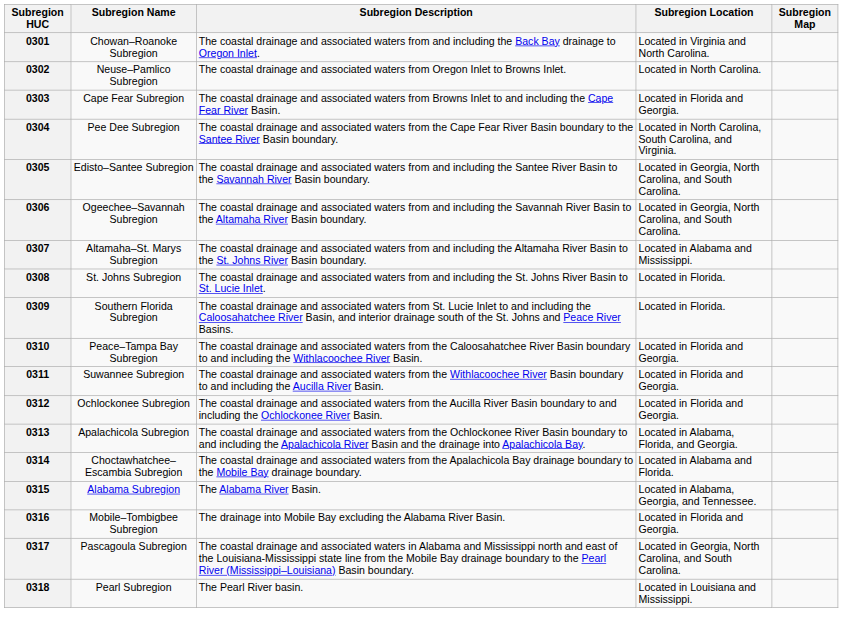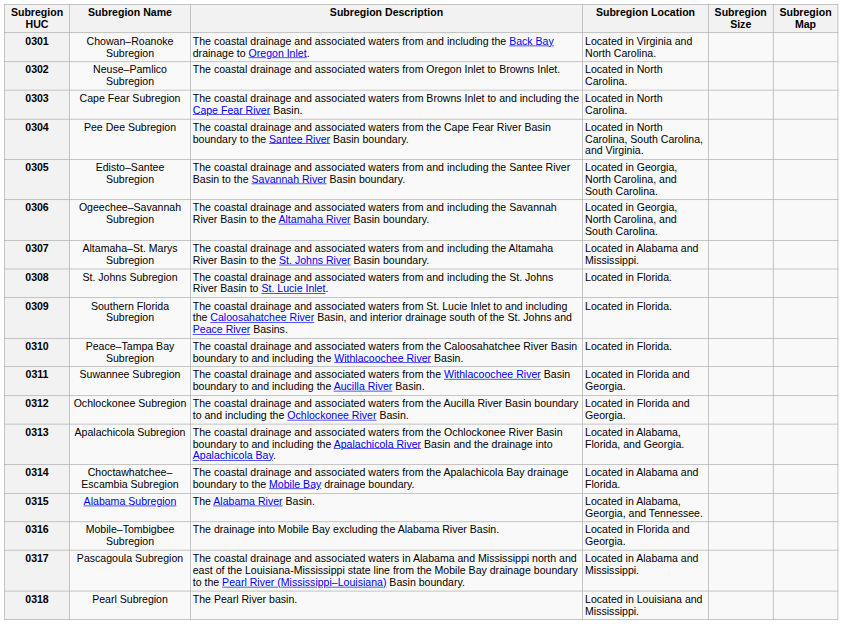+ column: (741, 18)
(691, 104) Located in Florida and Georgia. -> (624, 104) Located in North Carolina.
(691, 352) Located in Florida and Georgia. -> (629, 346) Located in Florida.
(699, 558) Located in Georgia, North Carolina, and South Carolina. -> (642, 564) Located in Alabama and Mississippi.
